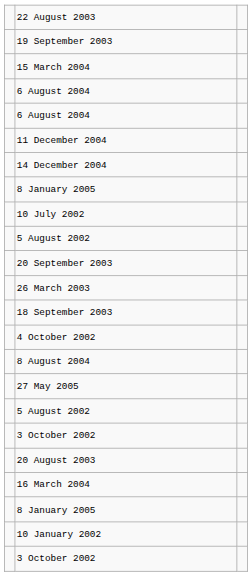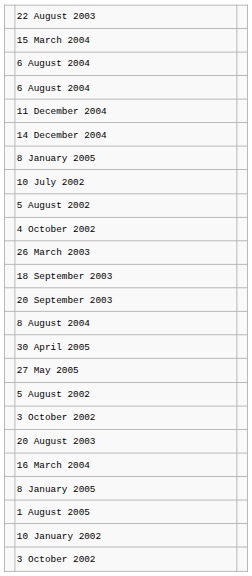- row: (9, 42)
rows swapped: (9, 337) <-> (9, 263)
+ row: (9, 347)
+ row: (9, 512)
